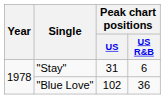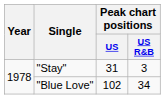(144, 68) 6 -> (144, 68) 3
(144, 85) 36 -> (144, 85) 34
